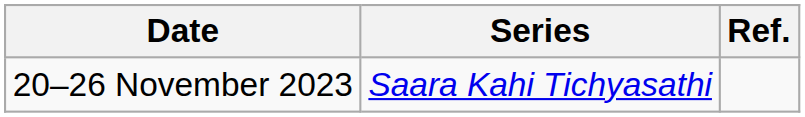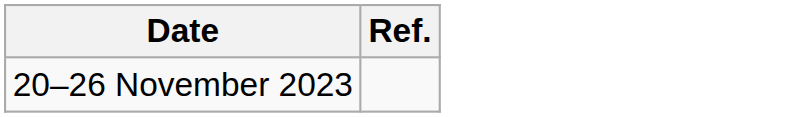- column: (540, 31)
